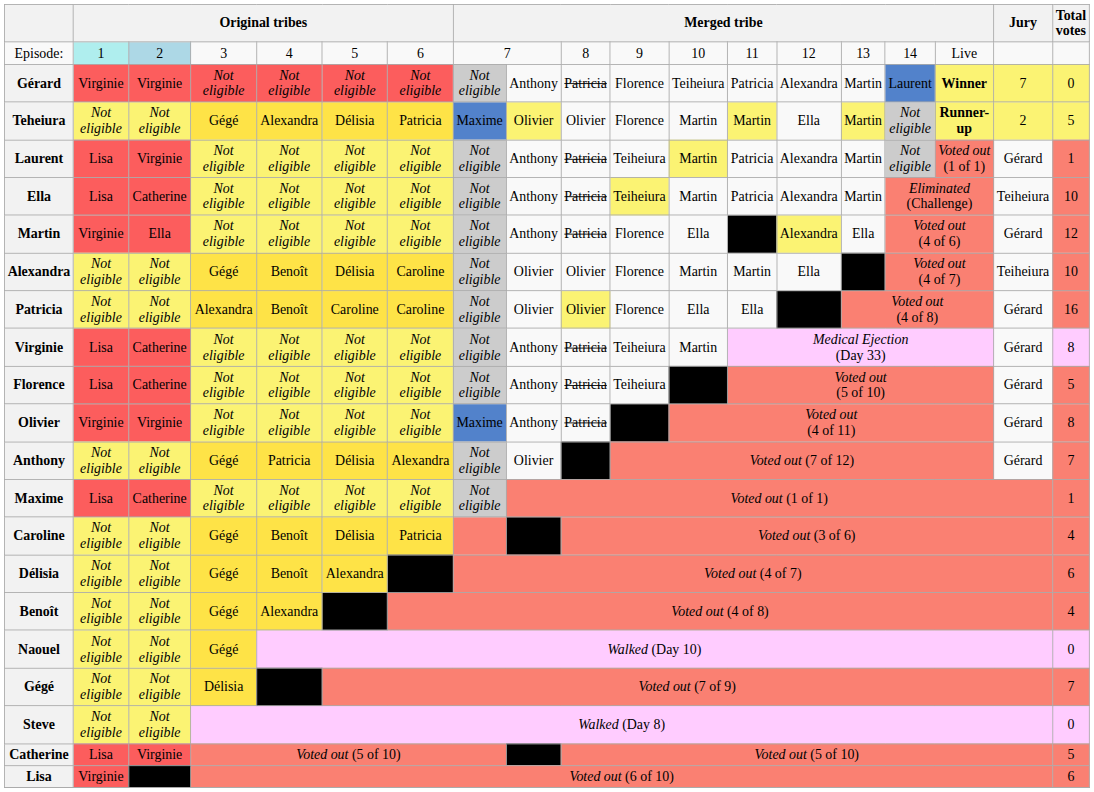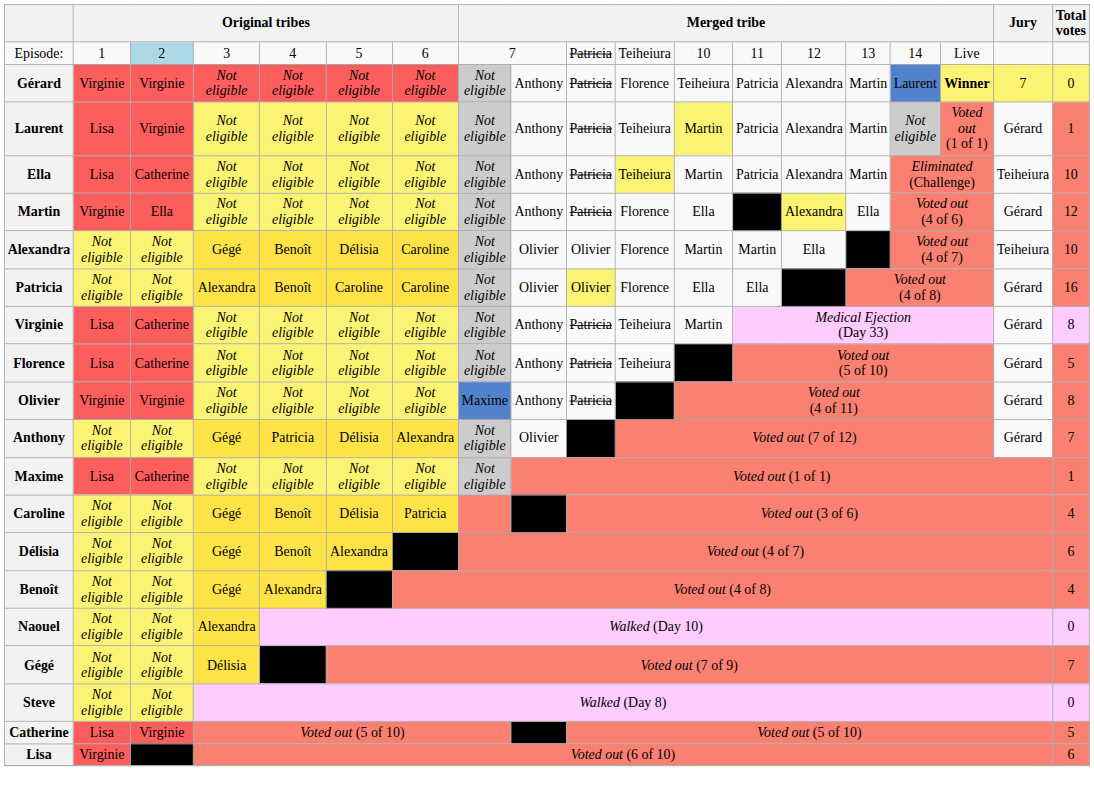(101, 53) paleturquoise background -> (102, 53) no background
(586, 53) 8 -> (591, 53) Patricia
(639, 53) 9 -> (645, 53) Teiheiura
- row: (39, 120)
(224, 649) Gégé -> (227, 627) Alexandra
